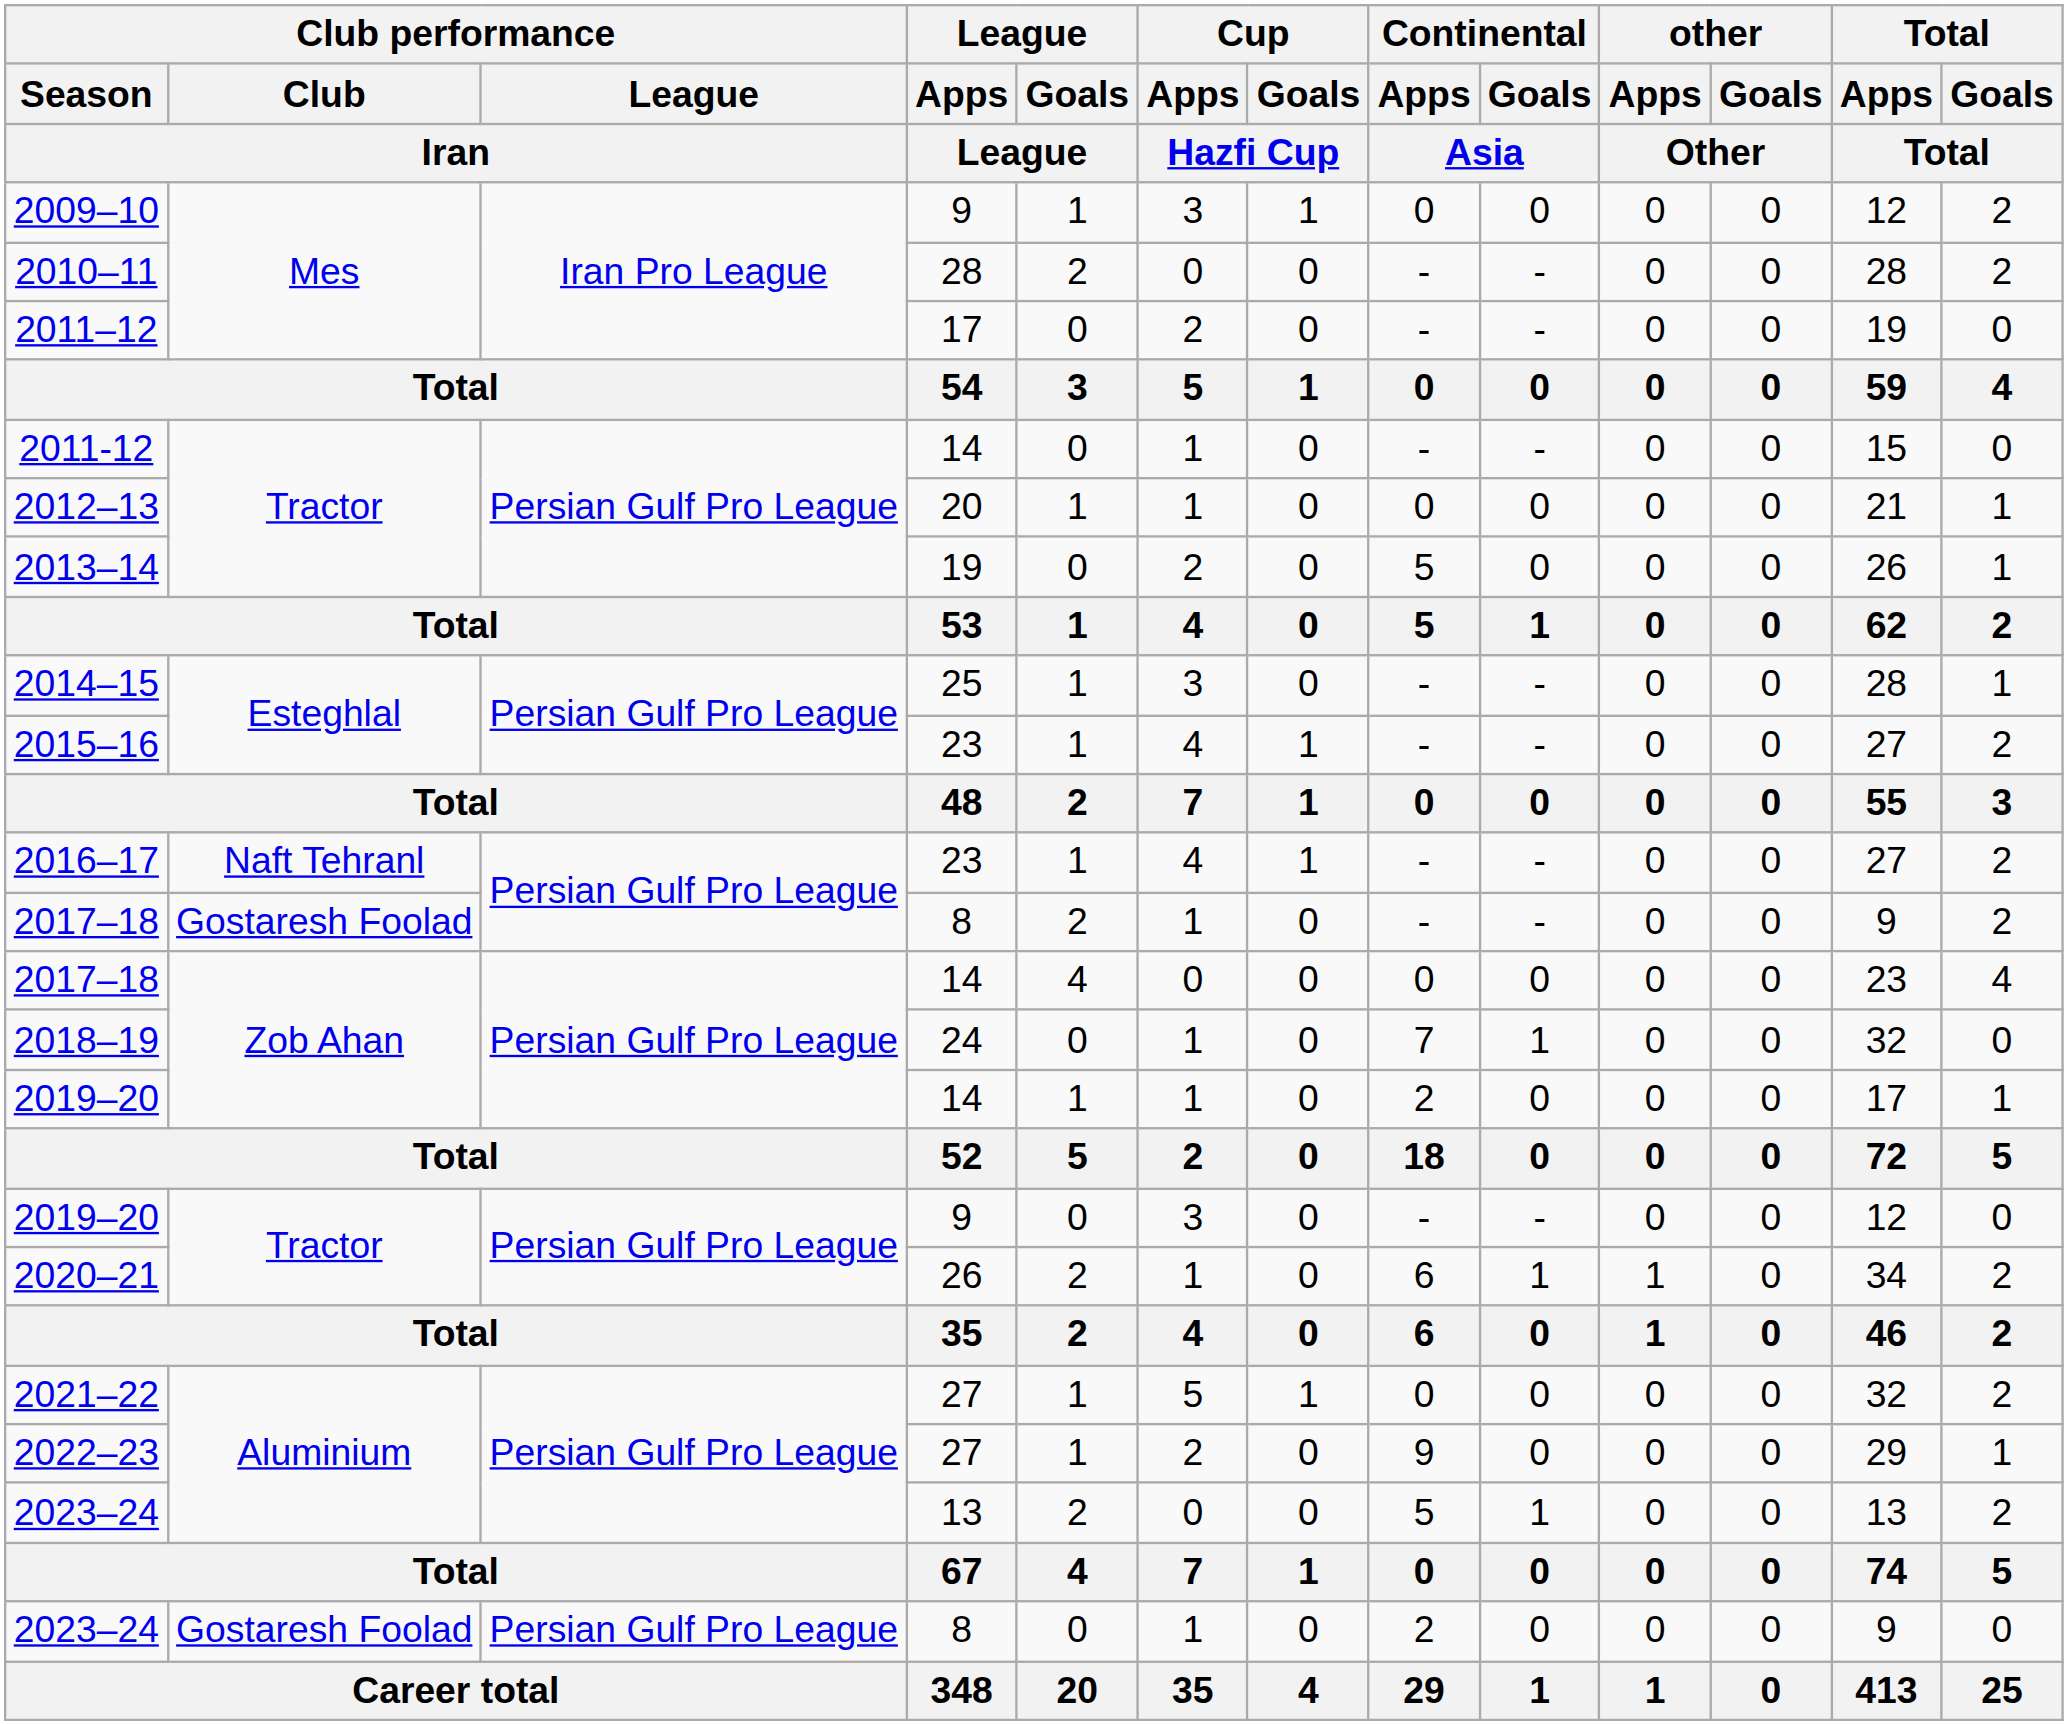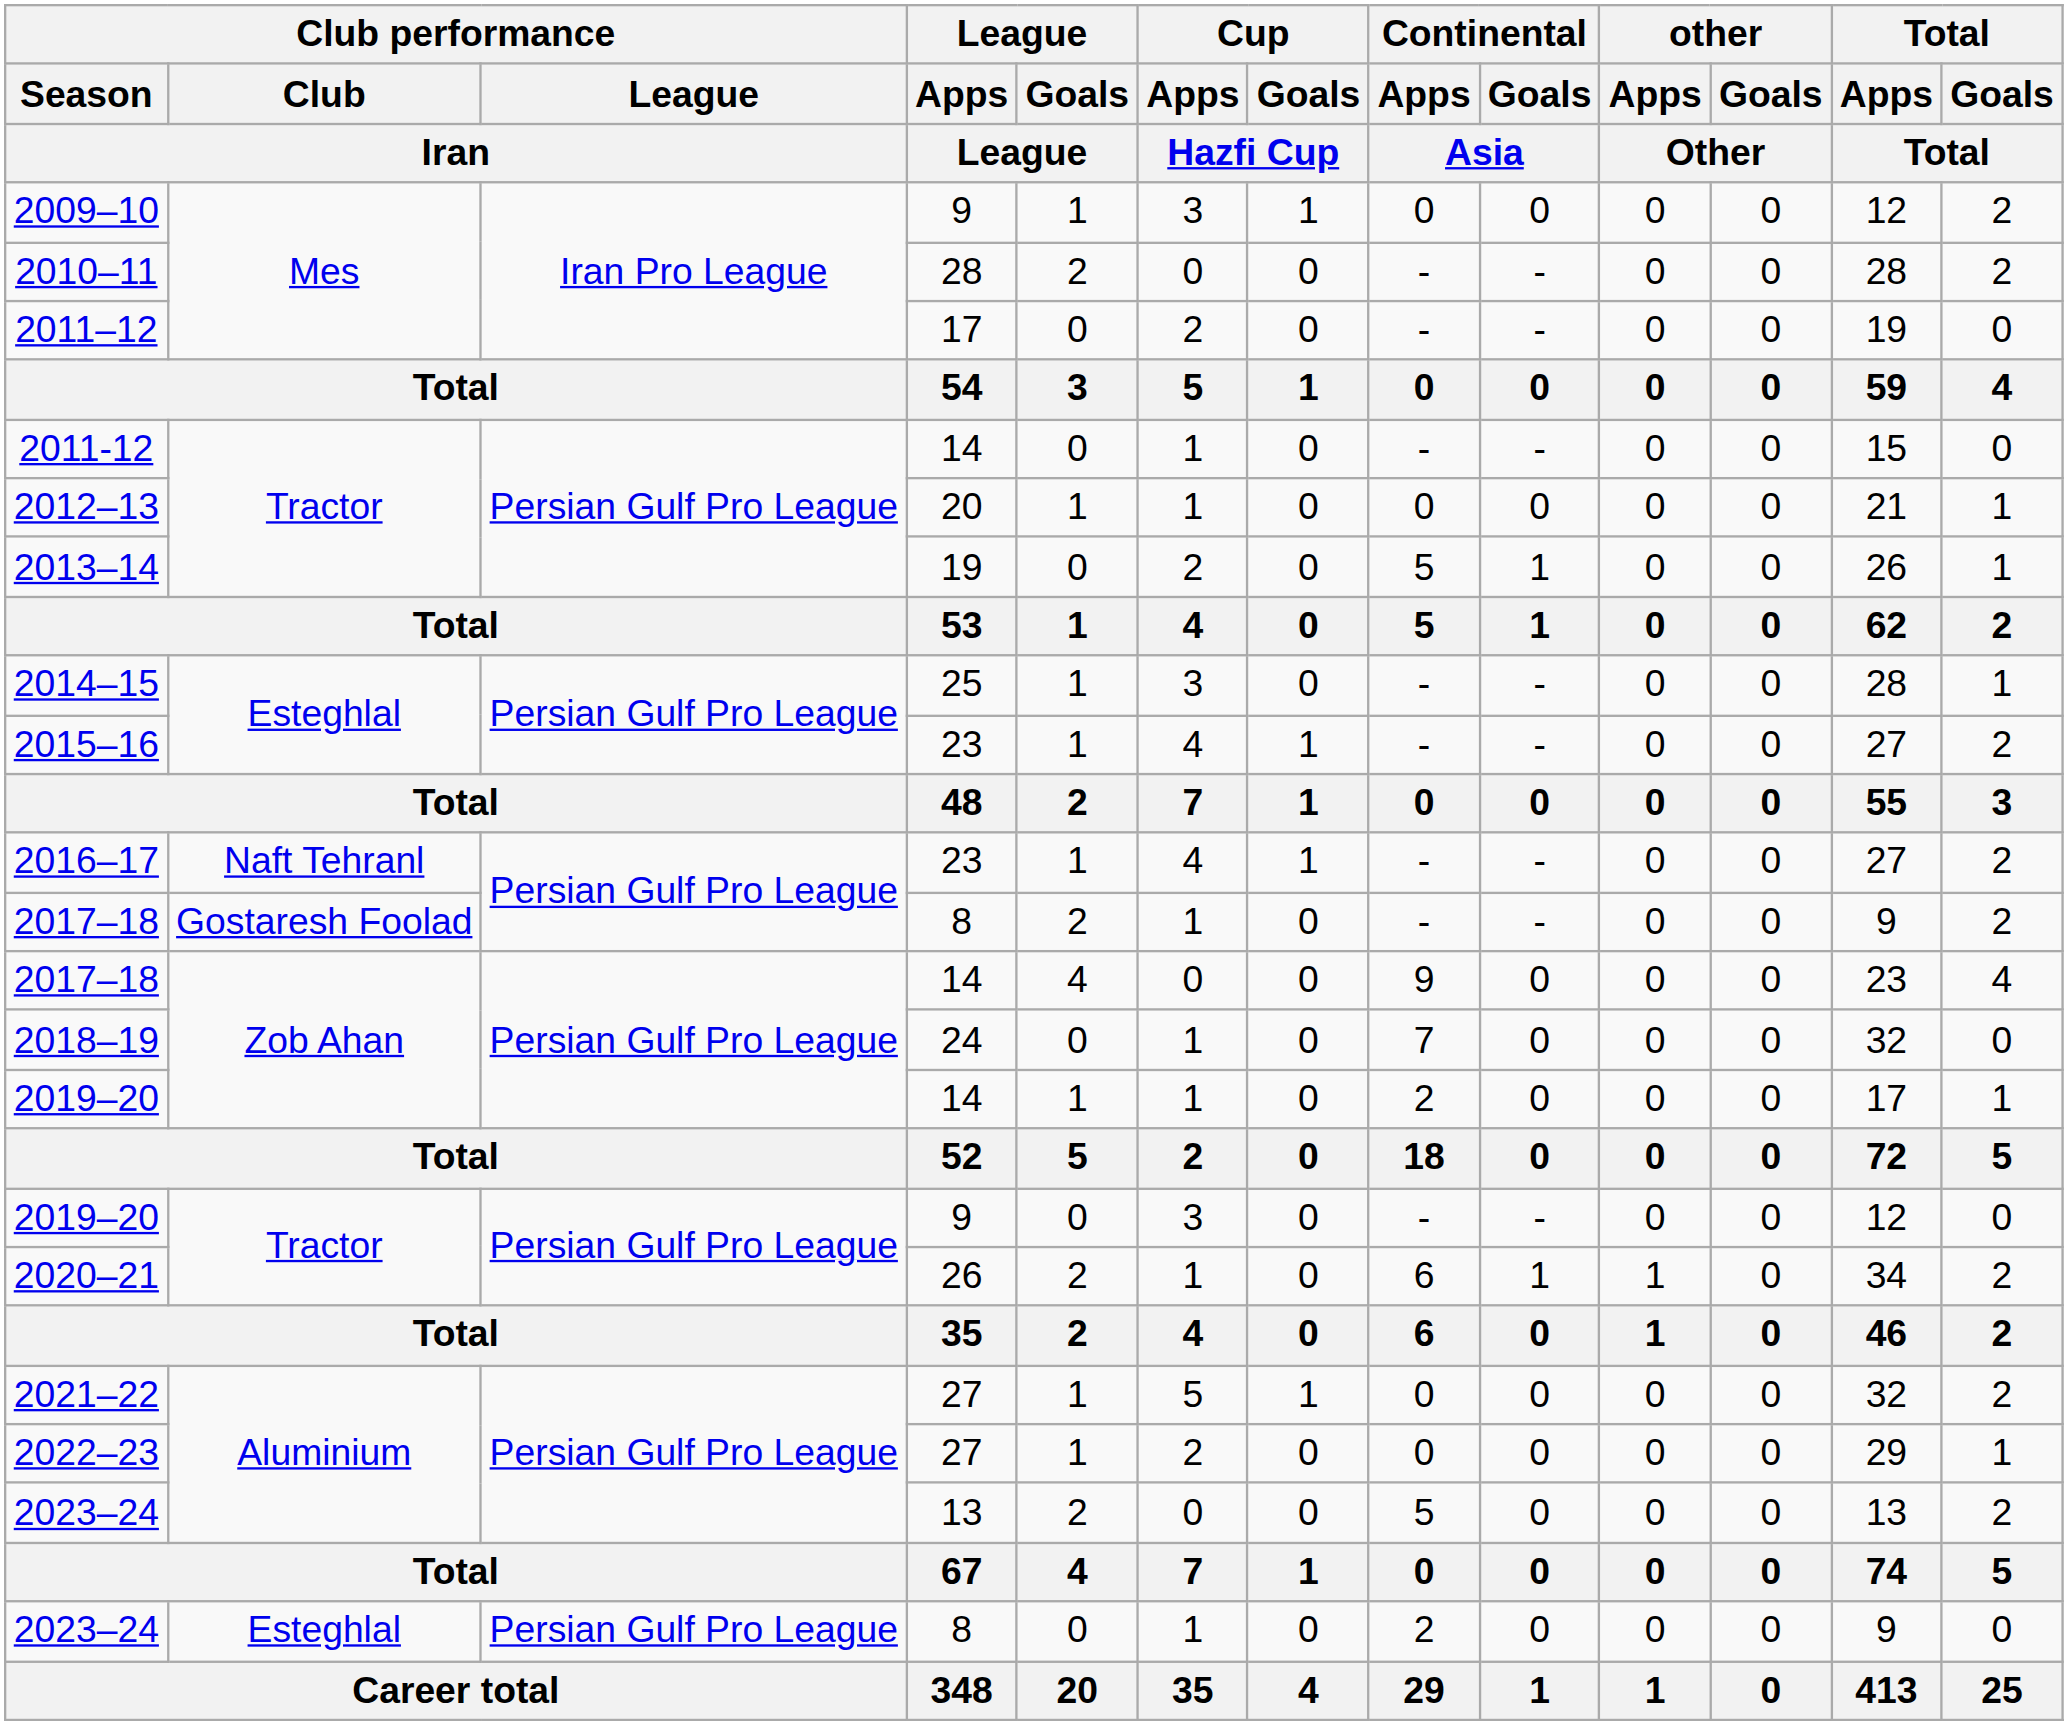(1540, 566) 0 -> (1540, 566) 1
(1424, 980) 0 -> (1424, 980) 9
(1540, 1039) 1 -> (1540, 1039) 0
(1424, 1453) 9 -> (1424, 1453) 0
(1540, 1512) 1 -> (1540, 1512) 0
(324, 1630) Gostaresh Foolad -> (324, 1630) Esteghlal
